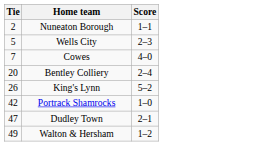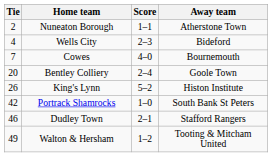+ column: (213, 12)
(13, 42) 5 -> (13, 42) 4
(13, 118) 47 -> (13, 118) 46
